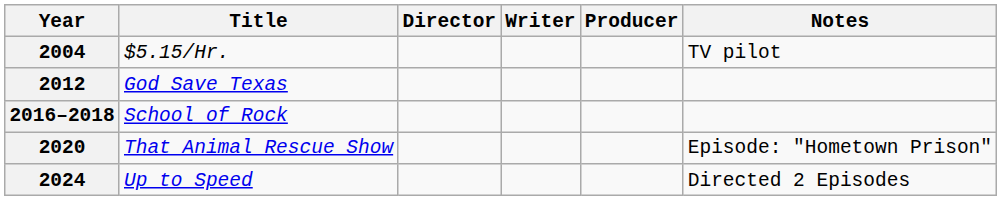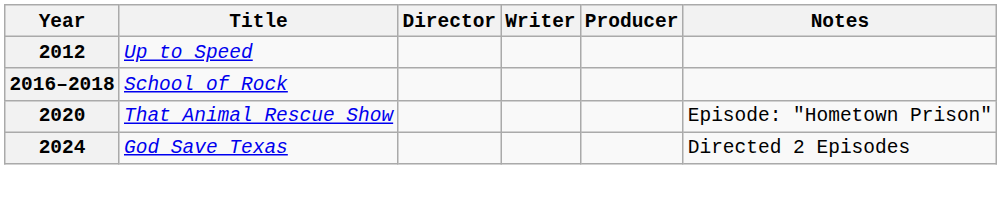- row: (62, 52)
(206, 84) God Save Texas -> (188, 52) Up to Speed
(188, 180) Up to Speed -> (206, 148) God Save Texas
